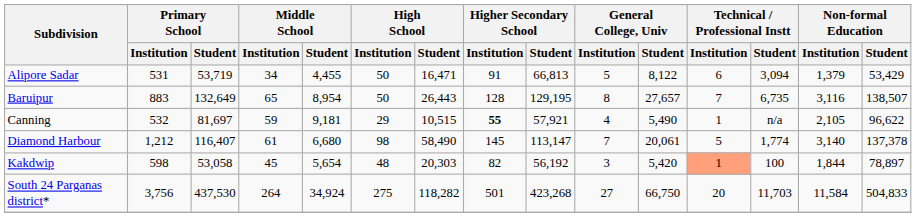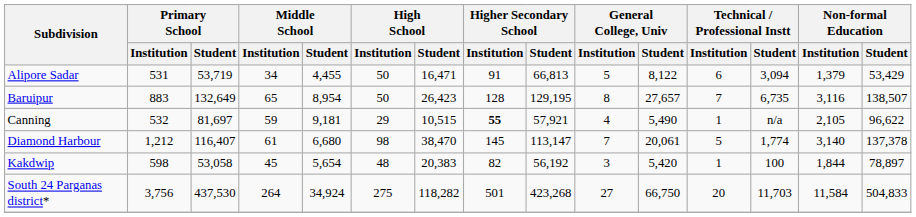(439, 97) 26,443 -> (439, 97) 26,423
(439, 141) 58,490 -> (439, 141) 38,470
(439, 163) 20,303 -> (439, 163) 20,383
(719, 163) lightsalmon background -> (719, 163) no background
